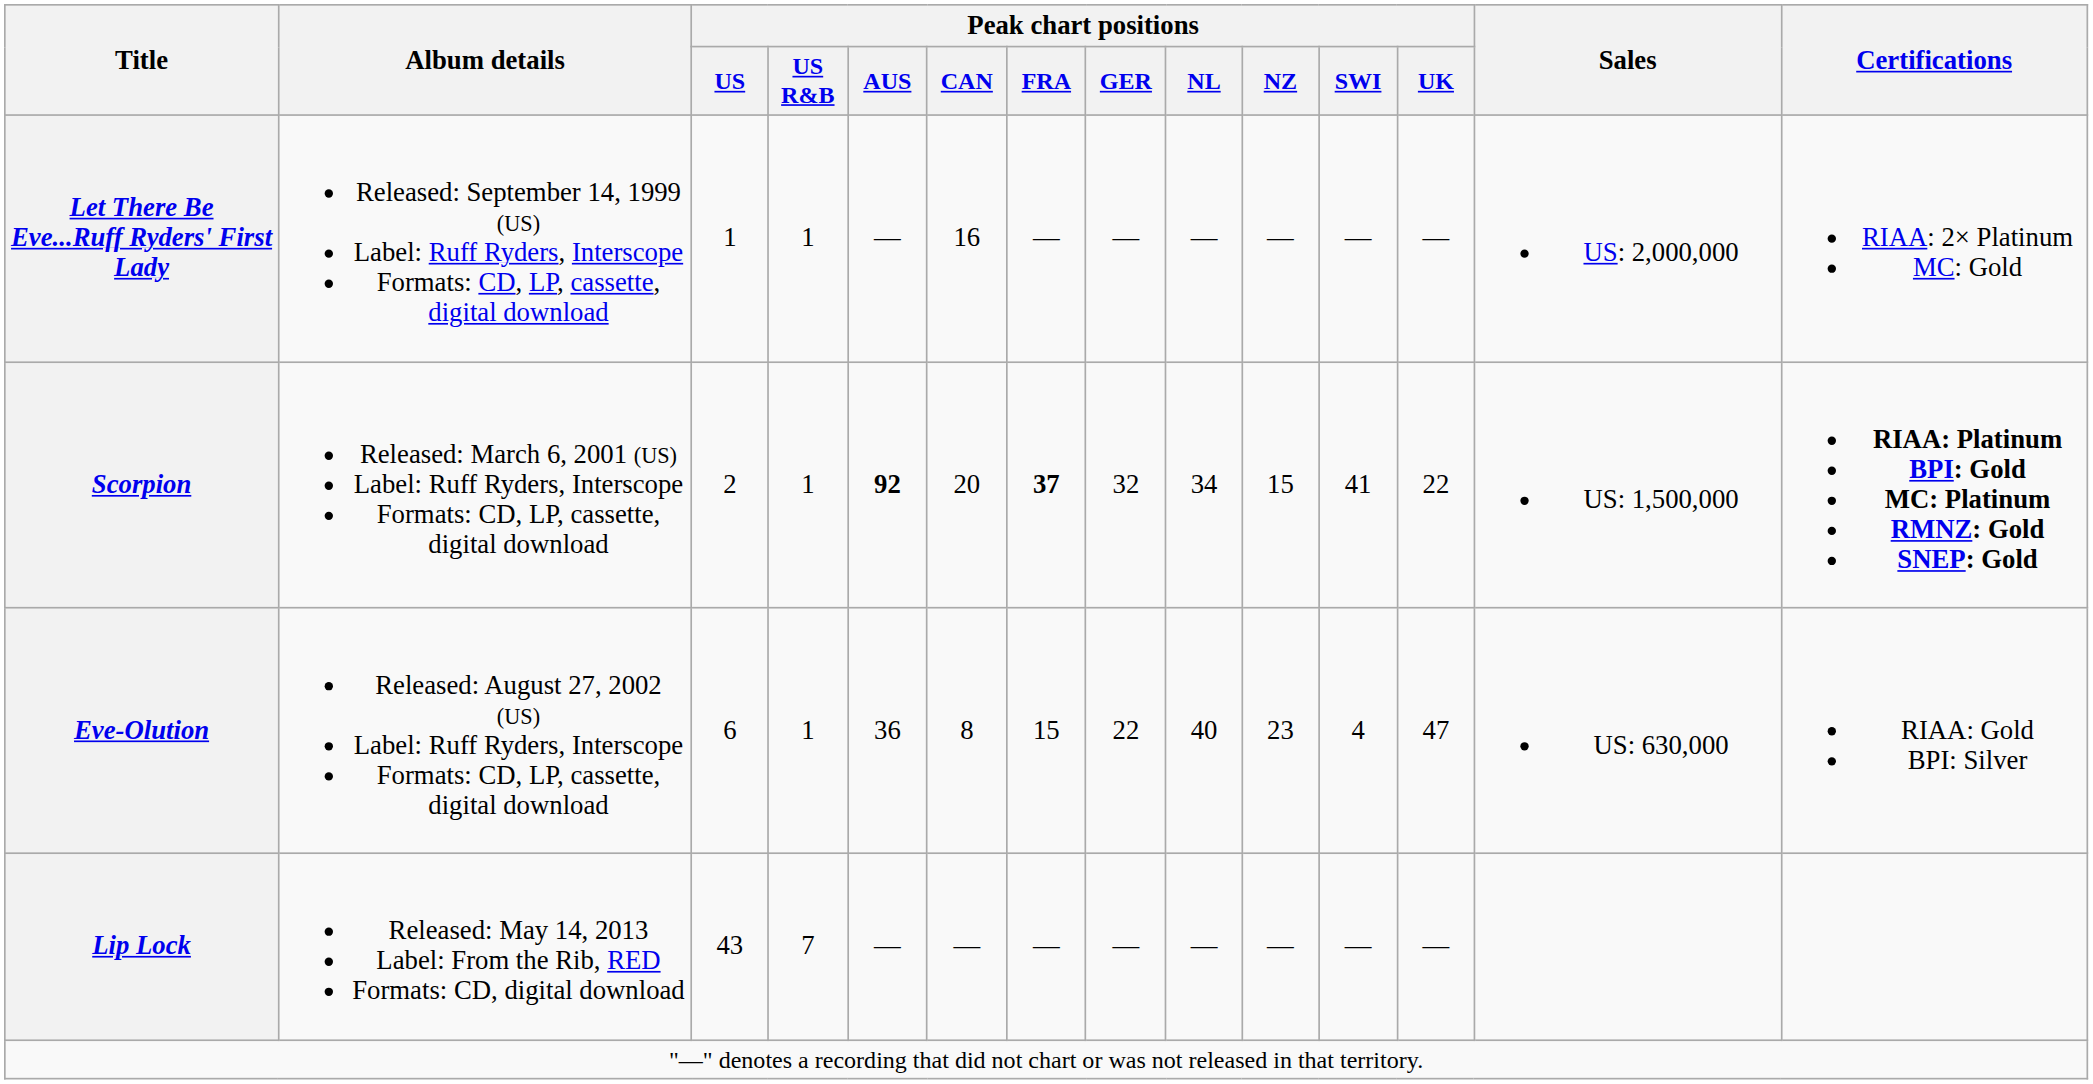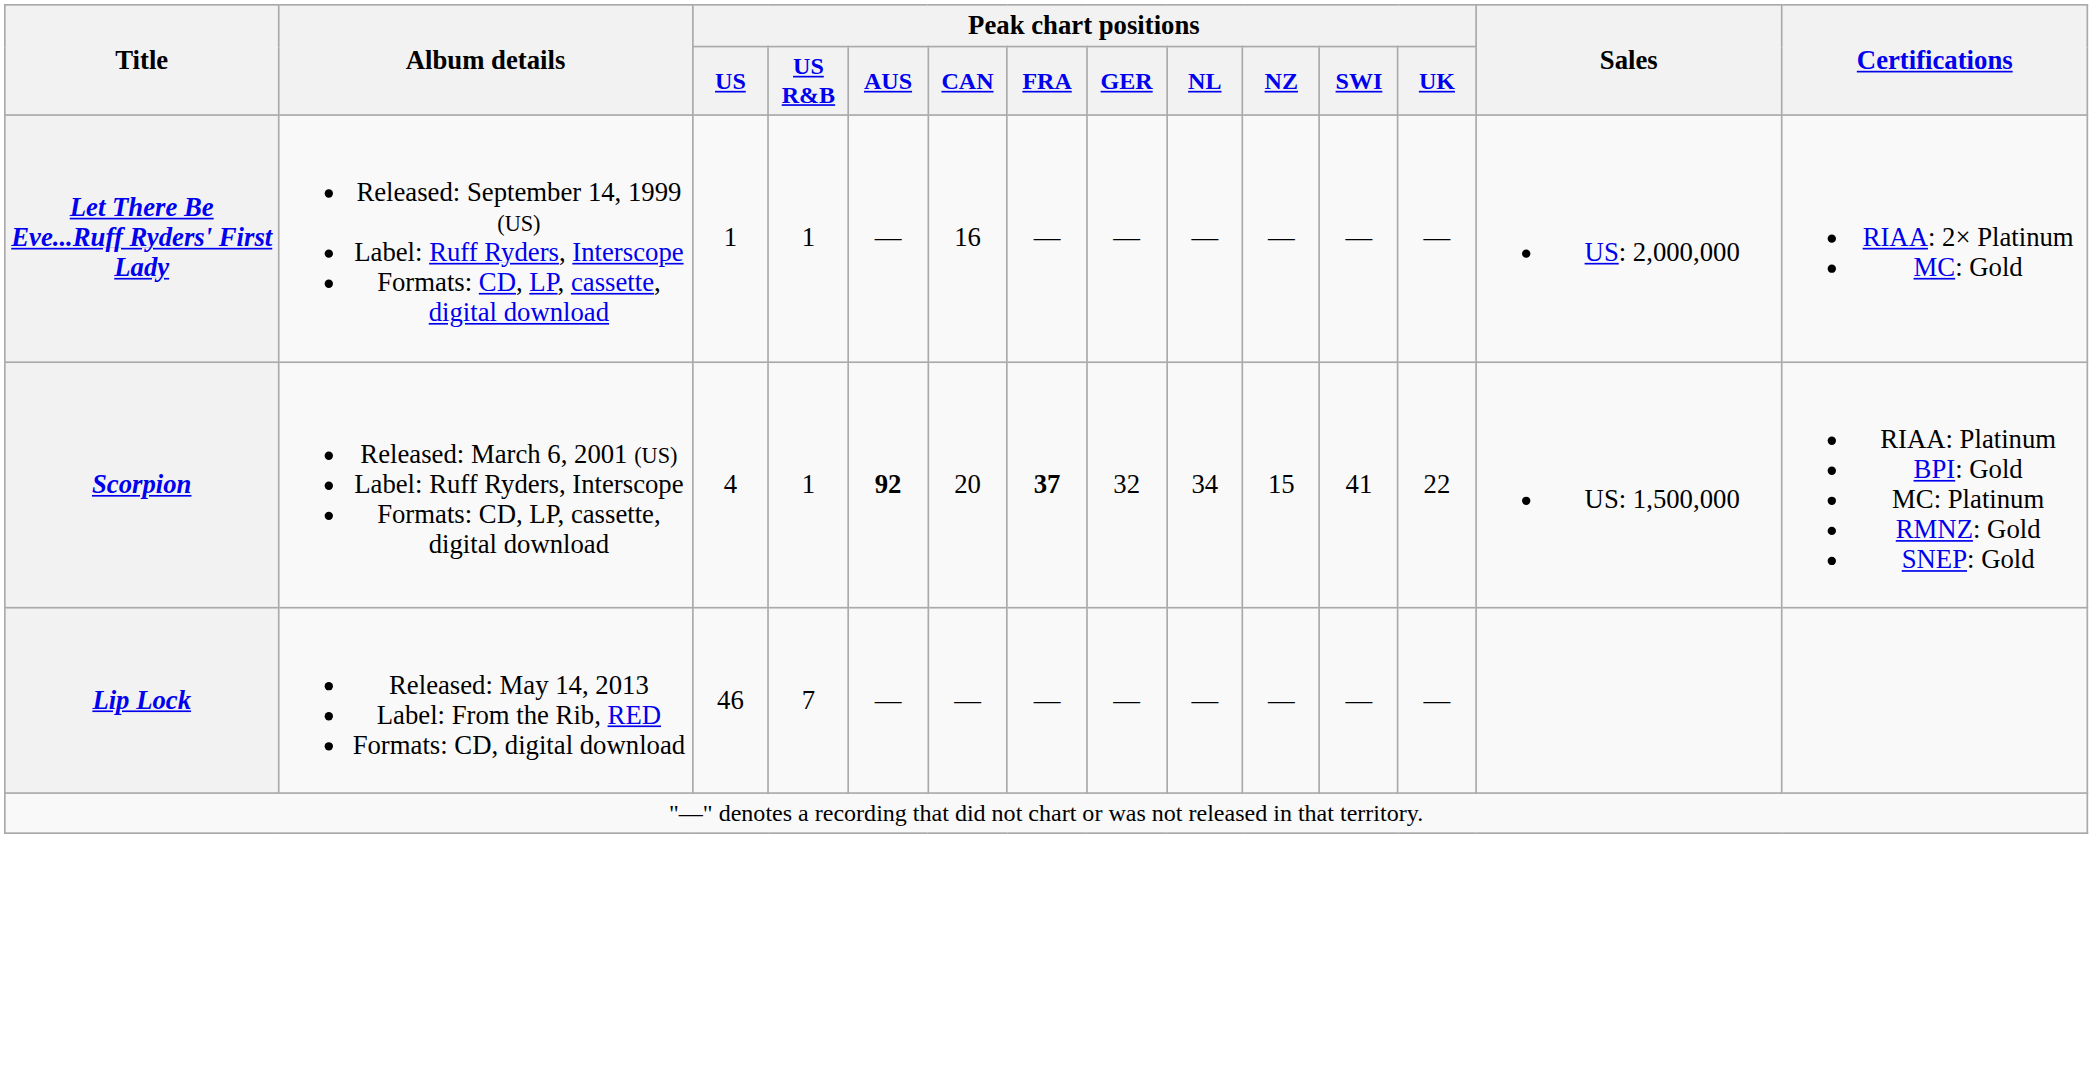(730, 484) 2 -> (730, 484) 4
(1934, 499) bold -> (1935, 499) normal
- row: (142, 730)
(730, 946) 43 -> (730, 700) 46
